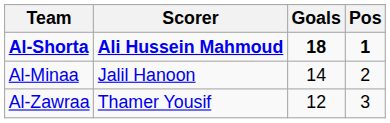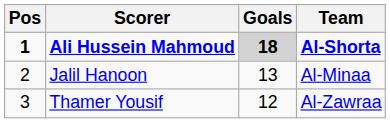columns swapped: (365, 18) <-> (49, 18)
(316, 46) no background -> (268, 46) lightgrey background
(316, 74) 14 -> (268, 74) 13
